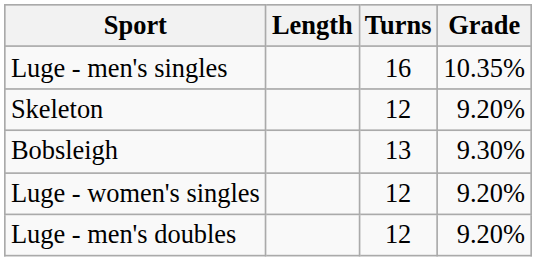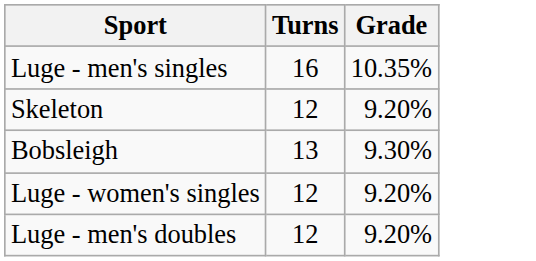- column: (312, 25)
